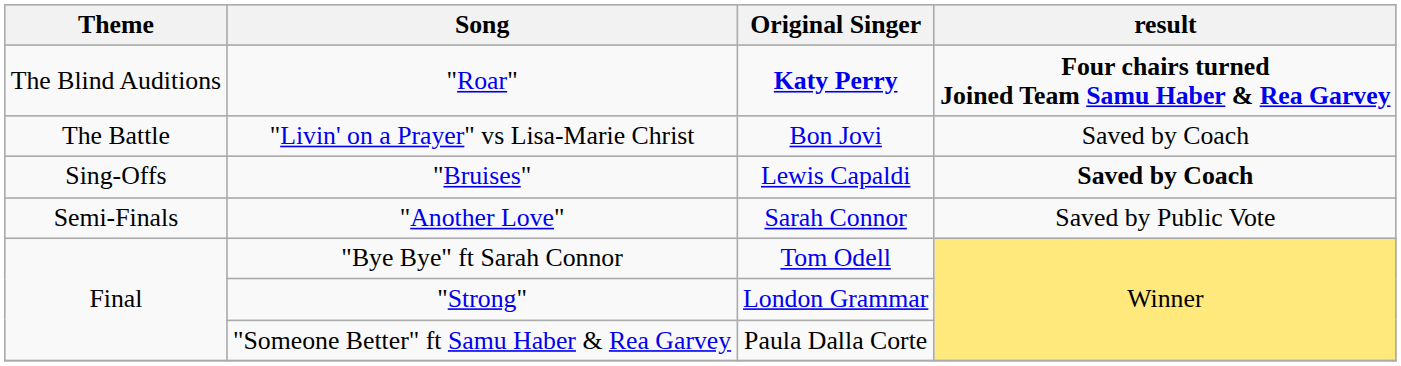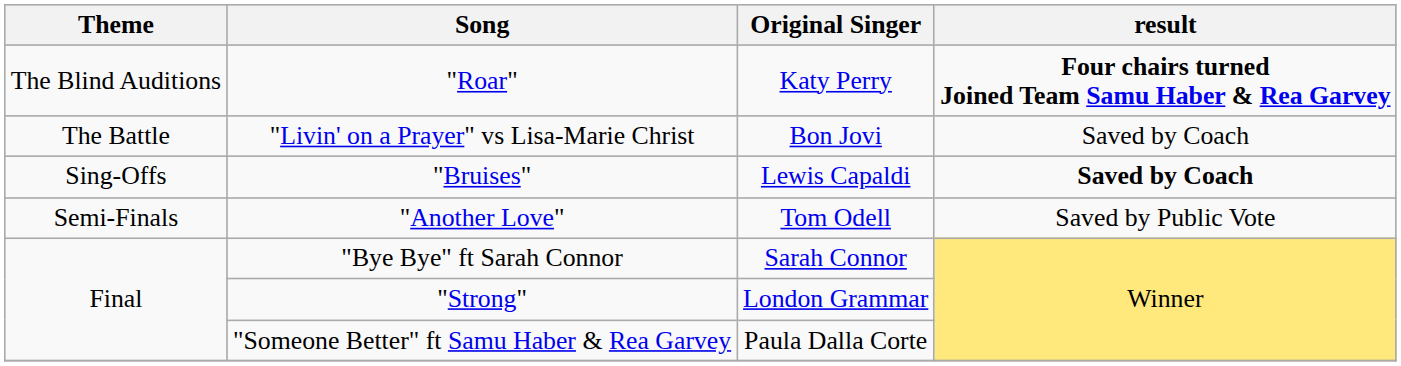(836, 80) bold -> (836, 80) normal
(836, 217) Sarah Connor -> (836, 217) Tom Odell
(836, 258) Tom Odell -> (836, 258) Sarah Connor
